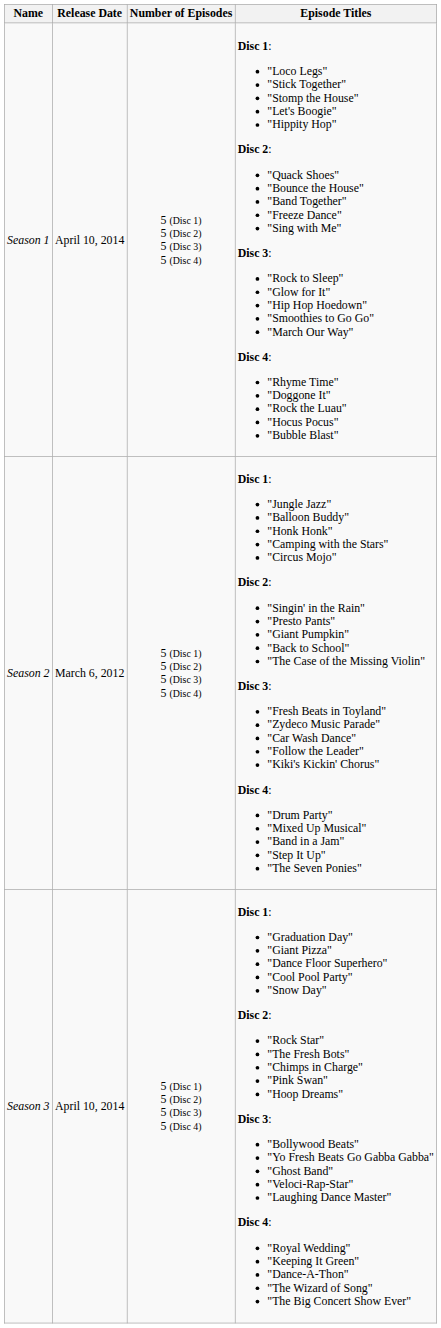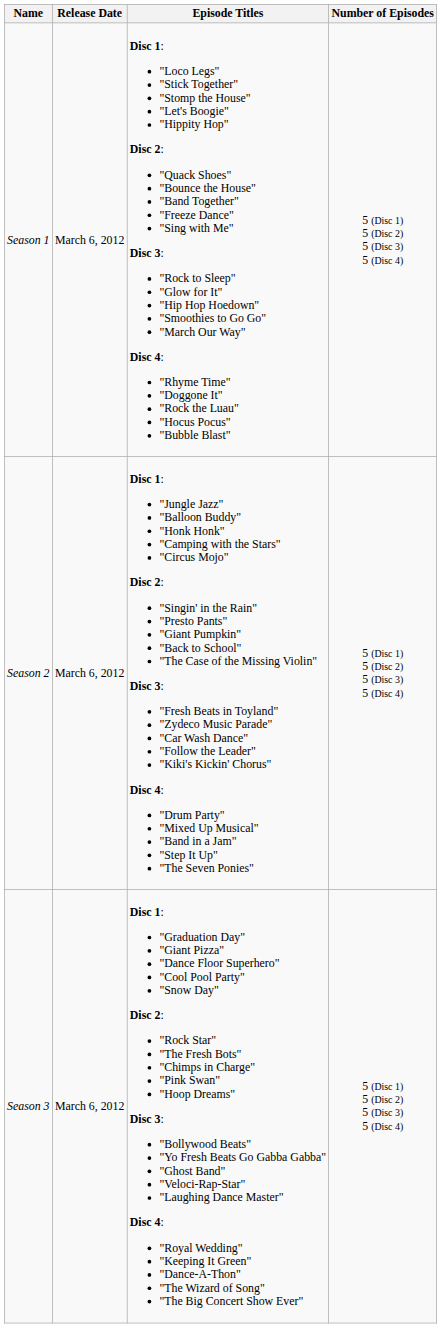columns swapped: (181, 13) <-> (336, 13)
(90, 239) April 10, 2014 -> (90, 239) March 6, 2012
(90, 1106) April 10, 2014 -> (90, 1106) March 6, 2012
